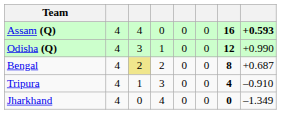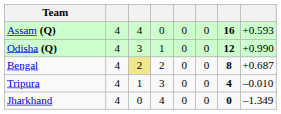(258, 30) bold -> (258, 30) normal
(258, 83) –0.910 -> (258, 83) –0.010
